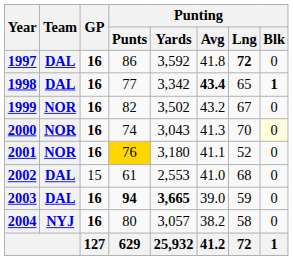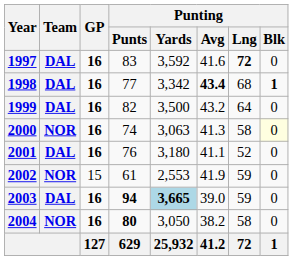(130, 61) 86 -> (130, 61) 83
(213, 61) 41.8 -> (213, 61) 41.6
(244, 84) 65 -> (244, 84) 68
(60, 107) NOR -> (60, 107) DAL
(174, 107) 3,502 -> (174, 107) 3,500
(244, 107) 67 -> (244, 107) 64
(174, 130) 3,043 -> (174, 130) 3,063
(244, 130) 70 -> (244, 130) 58
(60, 152) NOR -> (60, 152) DAL
(130, 152) gold background -> (130, 152) no background
(60, 175) DAL -> (60, 175) NOR
(213, 175) 41.0 -> (213, 175) 41.9
(244, 175) 68 -> (244, 175) 59
(174, 198) no background -> (174, 198) lightblue background
(60, 221) NYJ -> (60, 221) NOR
(130, 221) normal -> (130, 221) bold
(174, 221) 3,057 -> (174, 221) 3,050
